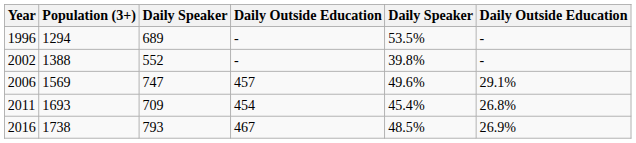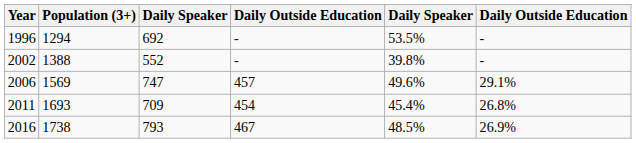(153, 37) 689 -> (153, 37) 692
